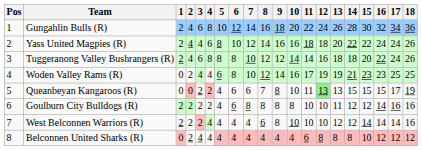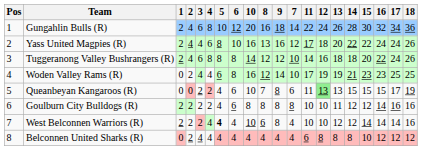columns swapped: (251, 12) <-> (294, 12)
(265, 43) 14 -> (265, 43) 13
(309, 43) 18 -> (309, 43) 17
(219, 122) normal -> (219, 122) bold
